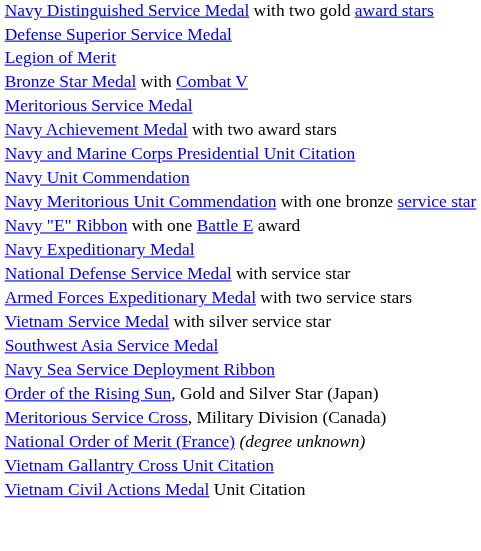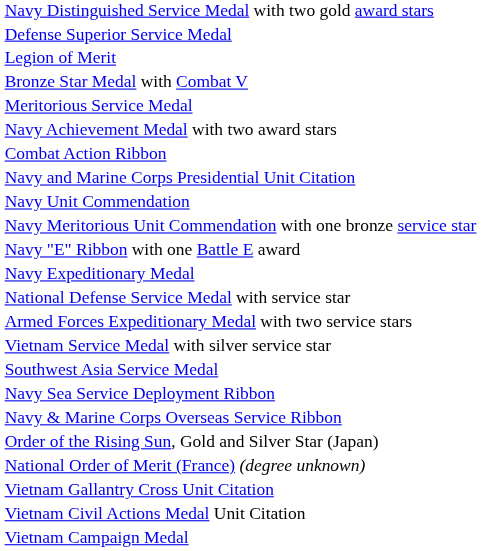+ row: (86, 153)
+ row: (173, 417)
- row: (195, 417)
+ row: (97, 537)
